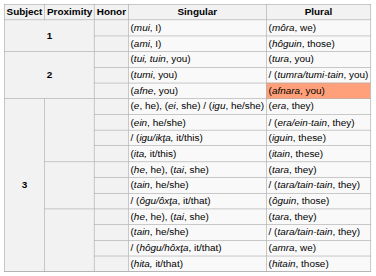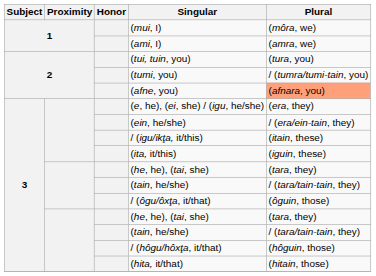(302, 43) (hôguin, those) -> (292, 43) (amra, we)
(297, 138) (iguin, these) -> (296, 138) (itain, these)
(296, 153) (itain, these) -> (297, 153) (iguin, these)
(292, 248) (amra, we) -> (302, 248) (hôguin, those)
